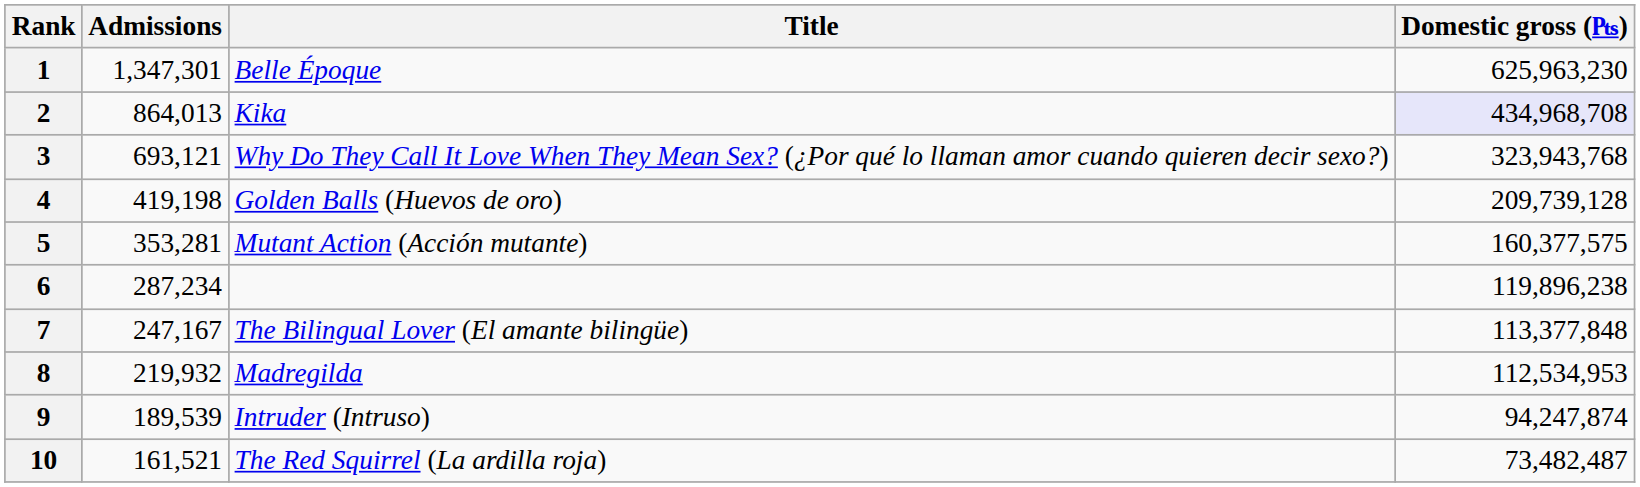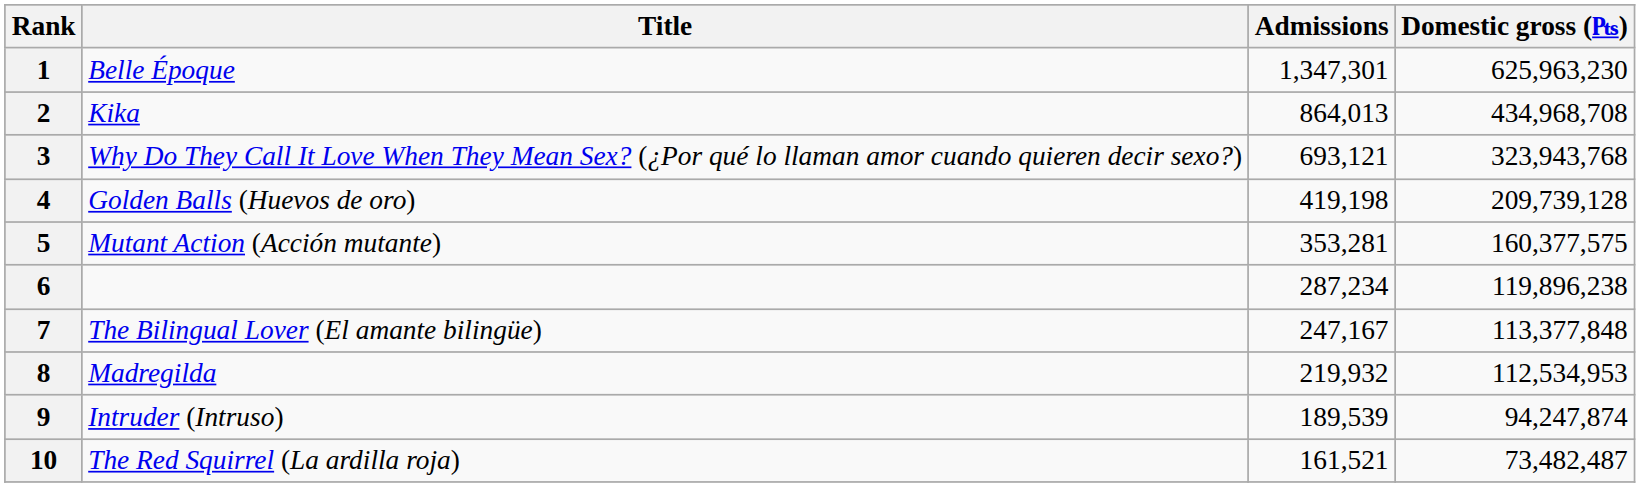columns swapped: (812, 26) <-> (155, 26)
(1559, 112) lavender background -> (1559, 112) no background
